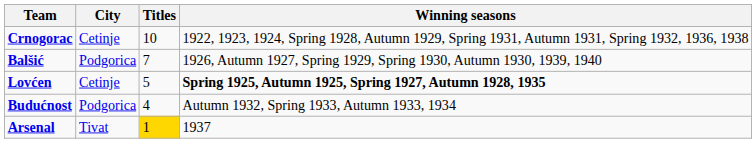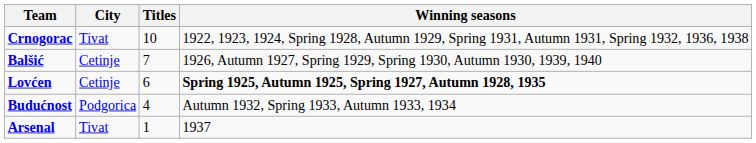(99, 37) Cetinje -> (94, 37) Tivat
(108, 60) Podgorica -> (99, 60) Cetinje
(146, 82) 5 -> (146, 82) 6
(146, 127) gold background -> (146, 127) no background
